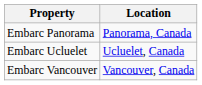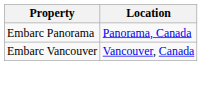- row: (47, 51)
